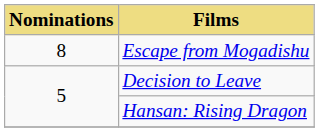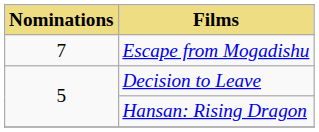(61, 50) 8 -> (61, 50) 7
